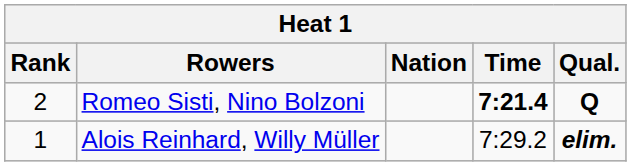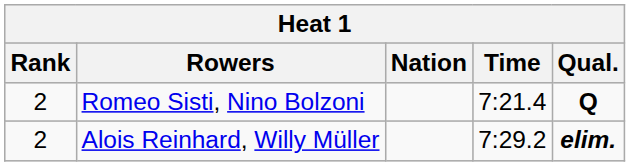(513, 101) bold -> (512, 101) normal
(40, 140) 1 -> (40, 140) 2
